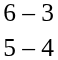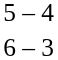rows swapped: (29, 13) <-> (29, 48)
